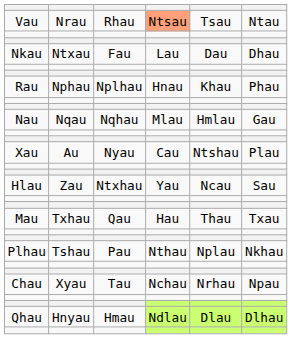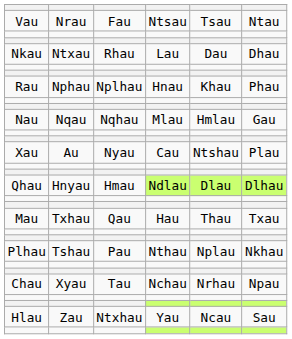(119, 21) Rhau -> (119, 21) Fau
(168, 21) lightsalmon background -> (168, 21) no background
(119, 54) Fau -> (119, 54) Rhau
rows swapped: (27, 185) <-> (27, 317)
